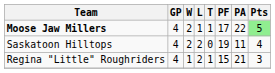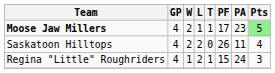(240, 28) 22 -> (240, 28) 23
(224, 44) 19 -> (224, 44) 26
(240, 60) 21 -> (240, 60) 24
